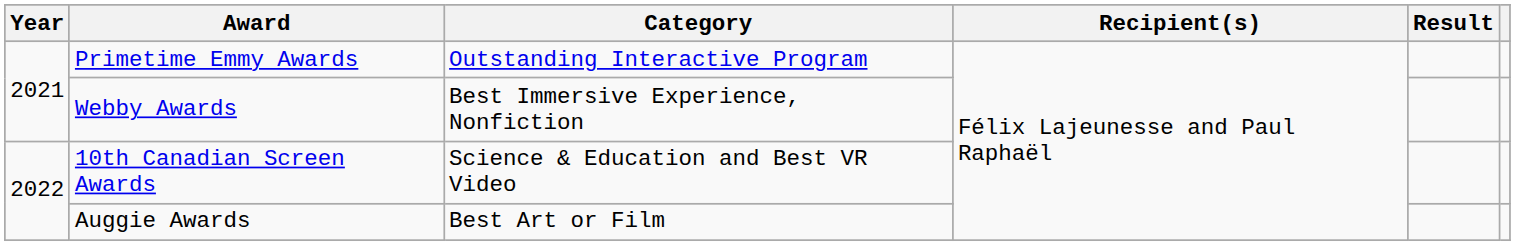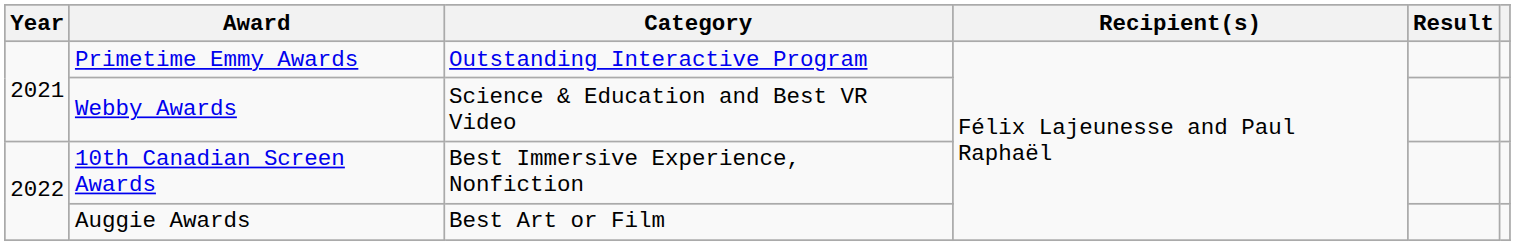(625, 109) Best Immersive Experience, Nonfiction -> (658, 109) Science & Education and Best VR Video
(658, 172) Science & Education and Best VR Video -> (625, 172) Best Immersive Experience, Nonfiction
